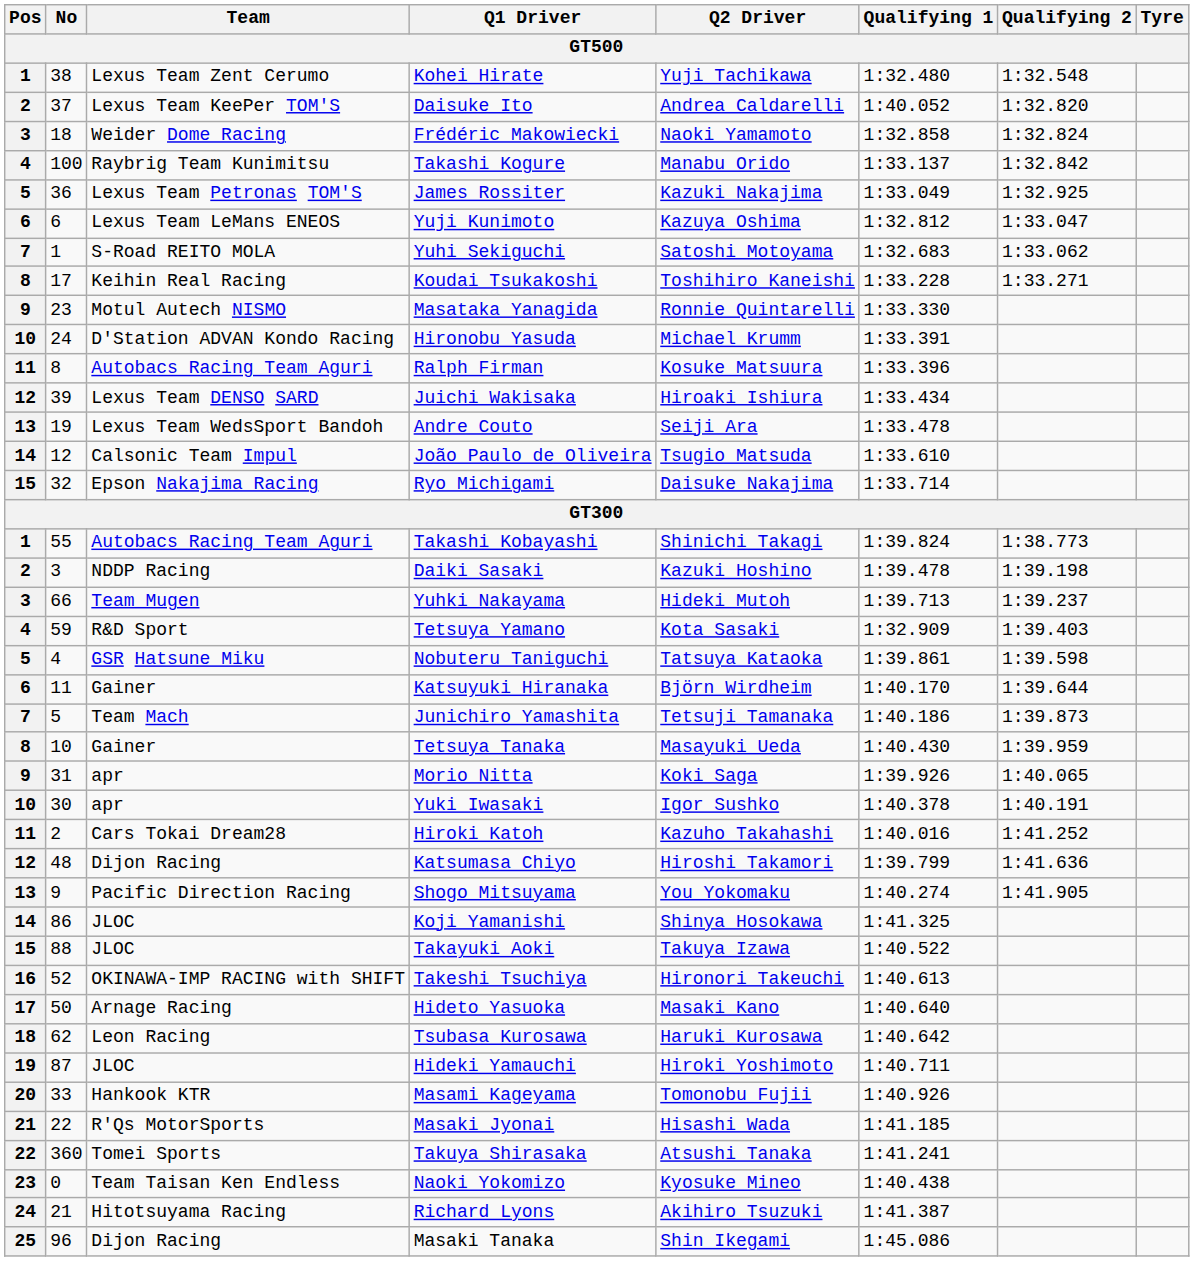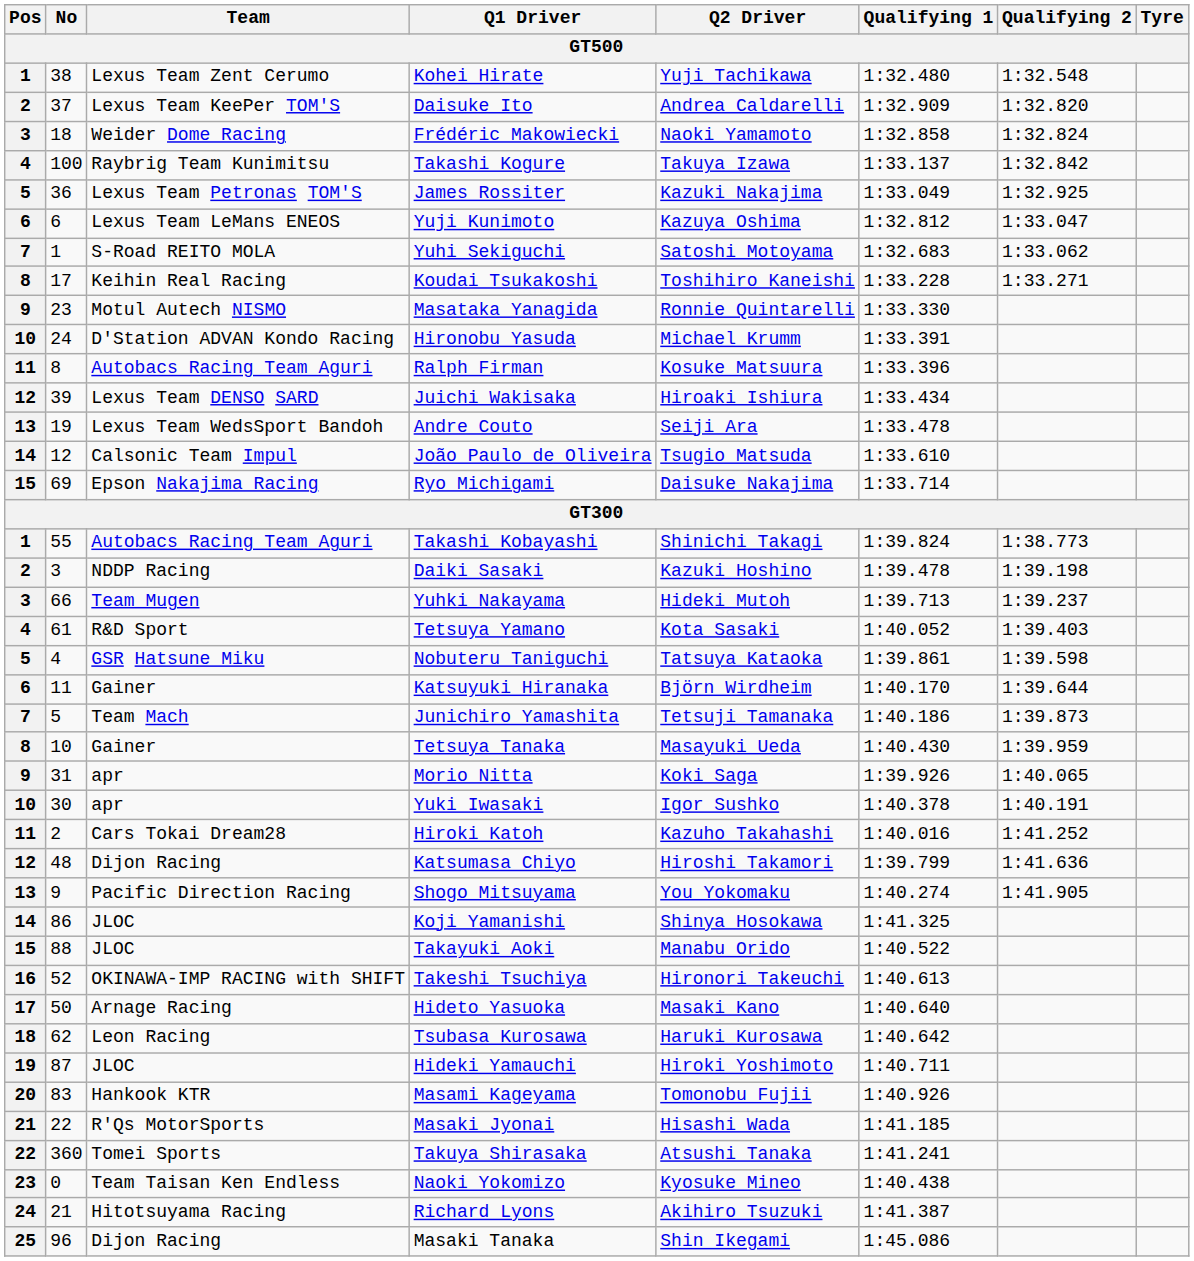(907, 107) 1:40.052 -> (907, 107) 1:32.909
(725, 165) Manabu Orido -> (725, 165) Takuya Izawa
(61, 485) 32 -> (61, 485) 69
(61, 631) 59 -> (61, 631) 61
(907, 631) 1:32.909 -> (907, 631) 1:40.052
(725, 951) Takuya Izawa -> (725, 951) Manabu Orido
(61, 1097) 33 -> (61, 1097) 83
